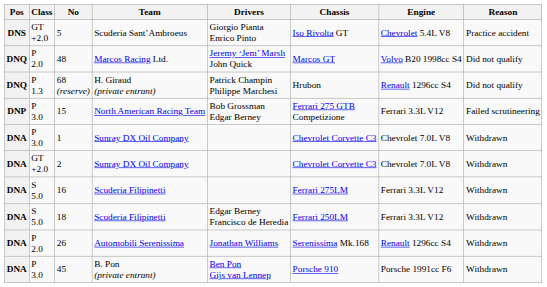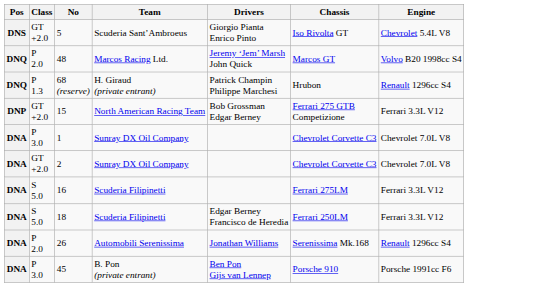- column: (503, 12)
(37, 111) P 3.0 -> (40, 111) GT +2.0
